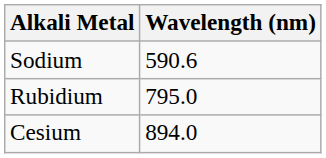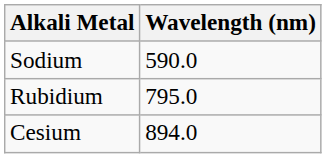(171, 59) 590.6 -> (171, 59) 590.0
